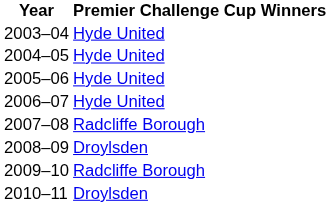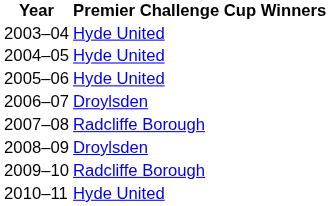(119, 101) Hyde United -> (111, 101) Droylsden
(111, 193) Droylsden -> (119, 193) Hyde United
